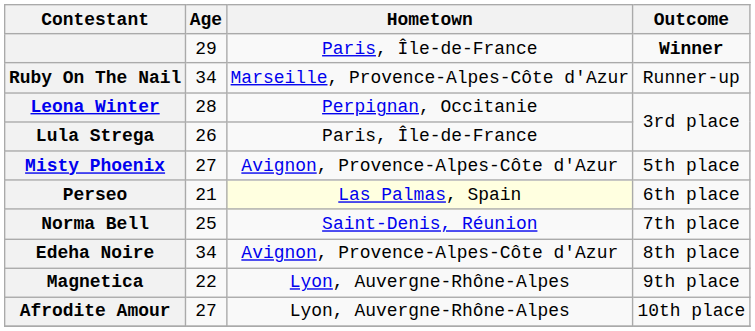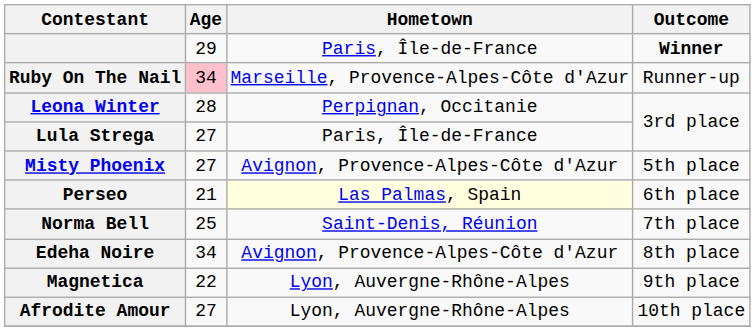(206, 78) no background -> (206, 78) pink background
(206, 136) 26 -> (206, 136) 27
